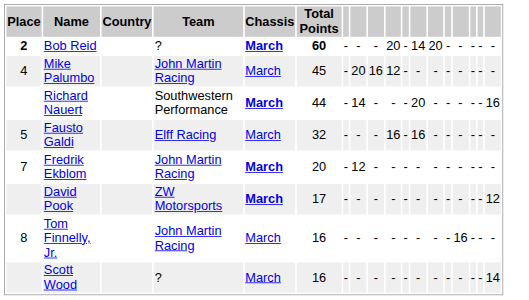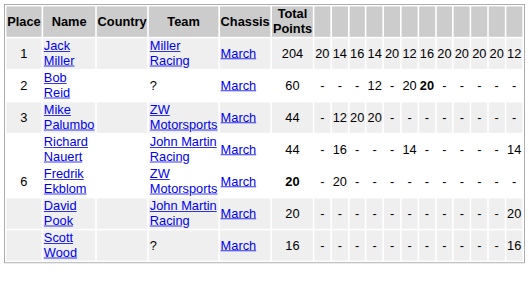+ row: (59, 53)
(24, 46) bold -> (24, 85) normal
(264, 46) bold -> (238, 85) normal
(319, 46) bold -> (292, 85) normal
(393, 46) 20 -> (375, 85) 12
(418, 46) 14 -> (410, 85) 20
(436, 46) normal -> (427, 85) bold
(24, 71) 4 -> (24, 117) 3
(188, 71) John Martin Racing -> (184, 117) ZW Motorsports
(319, 71) 45 -> (292, 117) 44
(358, 71) 20 -> (340, 117) 12
(376, 71) 16 -> (357, 117) 20
(393, 71) 12 -> (375, 117) 20
(194, 103) Southwestern Performance -> (183, 149) John Martin Racing
(264, 103) bold -> (238, 149) normal
(358, 103) 14 -> (340, 149) 16
(418, 103) 20 -> (410, 149) 14
(493, 103) 16 -> (514, 149) 14
- row: (63, 135)
(24, 167) 7 -> (24, 181) 6
(188, 167) John Martin Racing -> (184, 181) ZW Motorsports
(264, 167) bold -> (238, 181) normal
(319, 167) normal -> (292, 181) bold
(358, 167) 12 -> (340, 181) 20
(188, 199) ZW Motorsports -> (183, 213) John Martin Racing
(264, 199) bold -> (238, 213) normal
(319, 199) 17 -> (292, 213) 20
(493, 199) 12 -> (514, 213) 20
- row: (67, 238)
(493, 277) 14 -> (514, 245) 16
